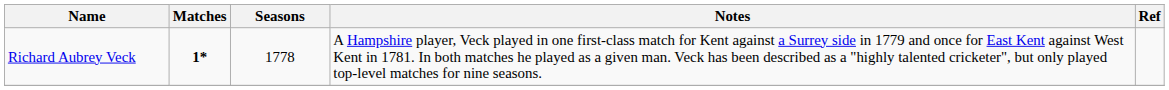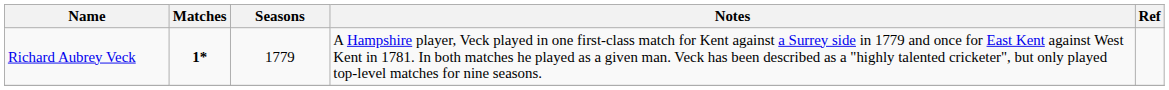(280, 56) 1778 -> (280, 56) 1779
